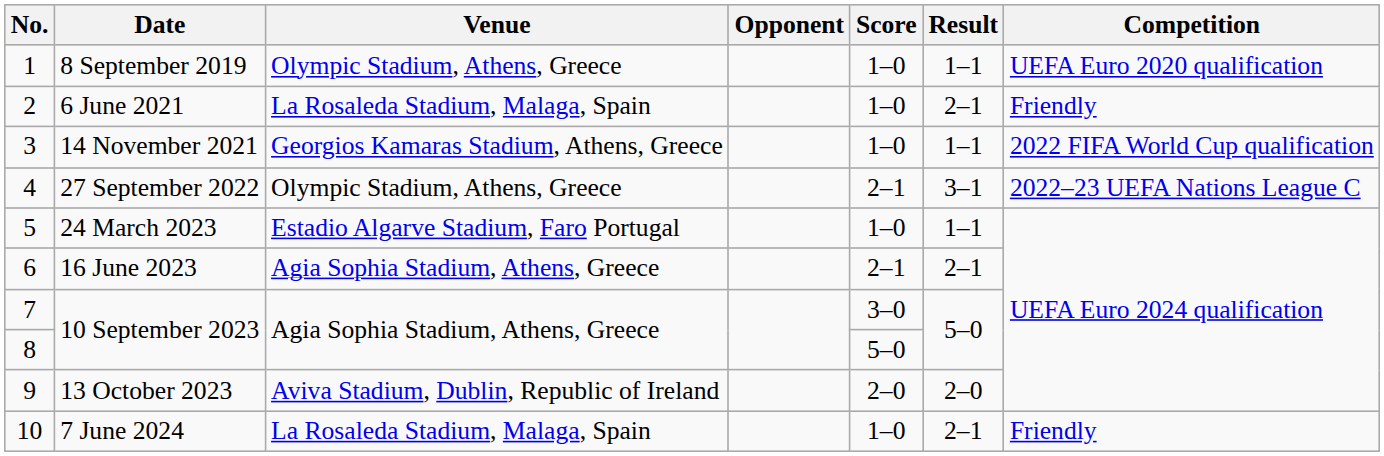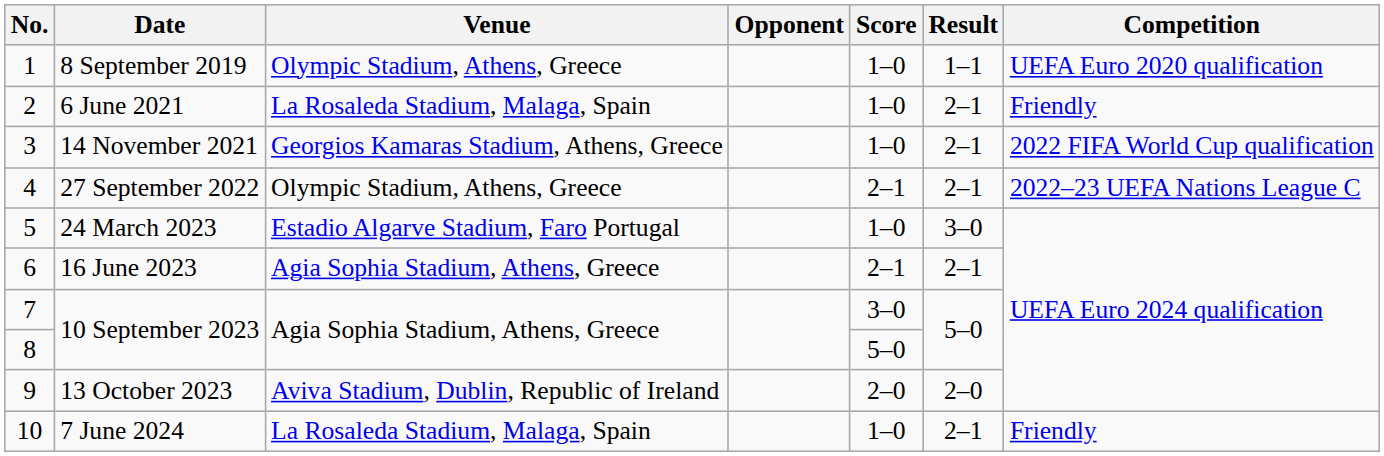(963, 146) 1–1 -> (963, 146) 2–1
(963, 187) 3–1 -> (963, 187) 2–1
(963, 227) 1–1 -> (963, 227) 3–0
